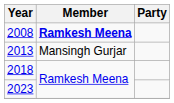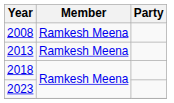(85, 32) bold -> (84, 32) normal
(83, 51) Mansingh Gurjar -> (84, 51) Ramkesh Meena
